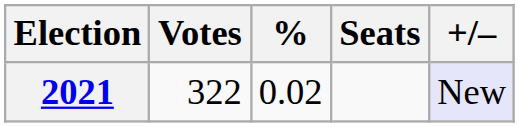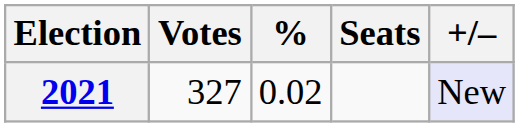(214, 91) 322 -> (214, 91) 327
